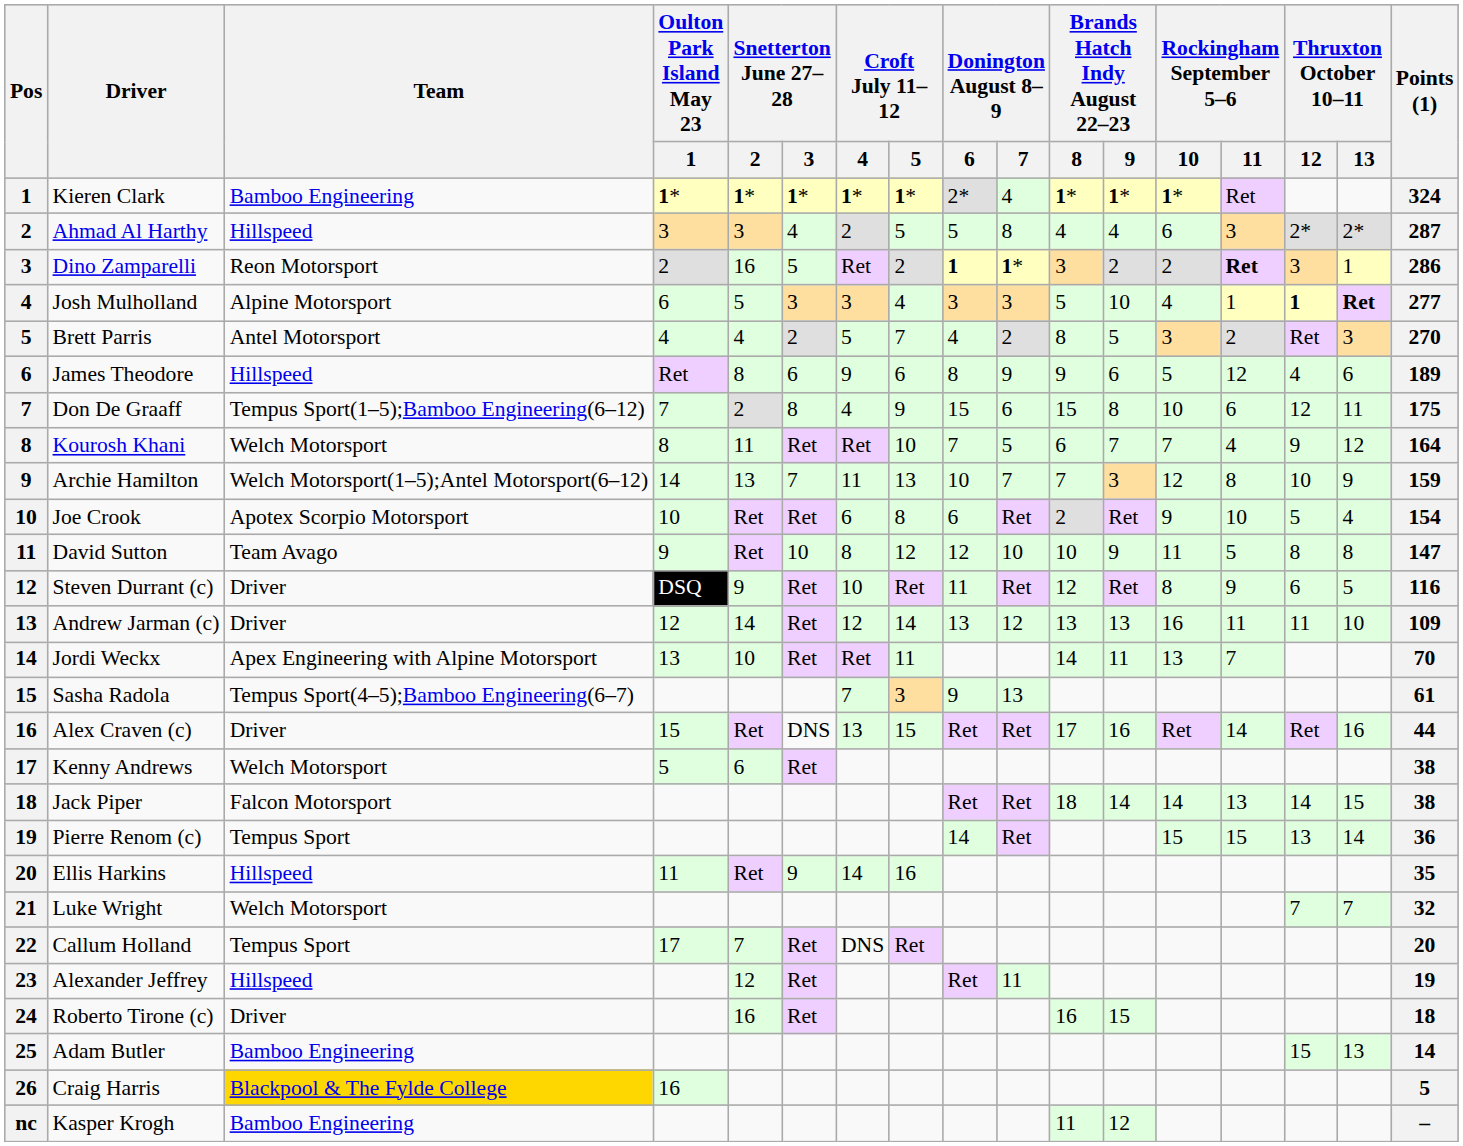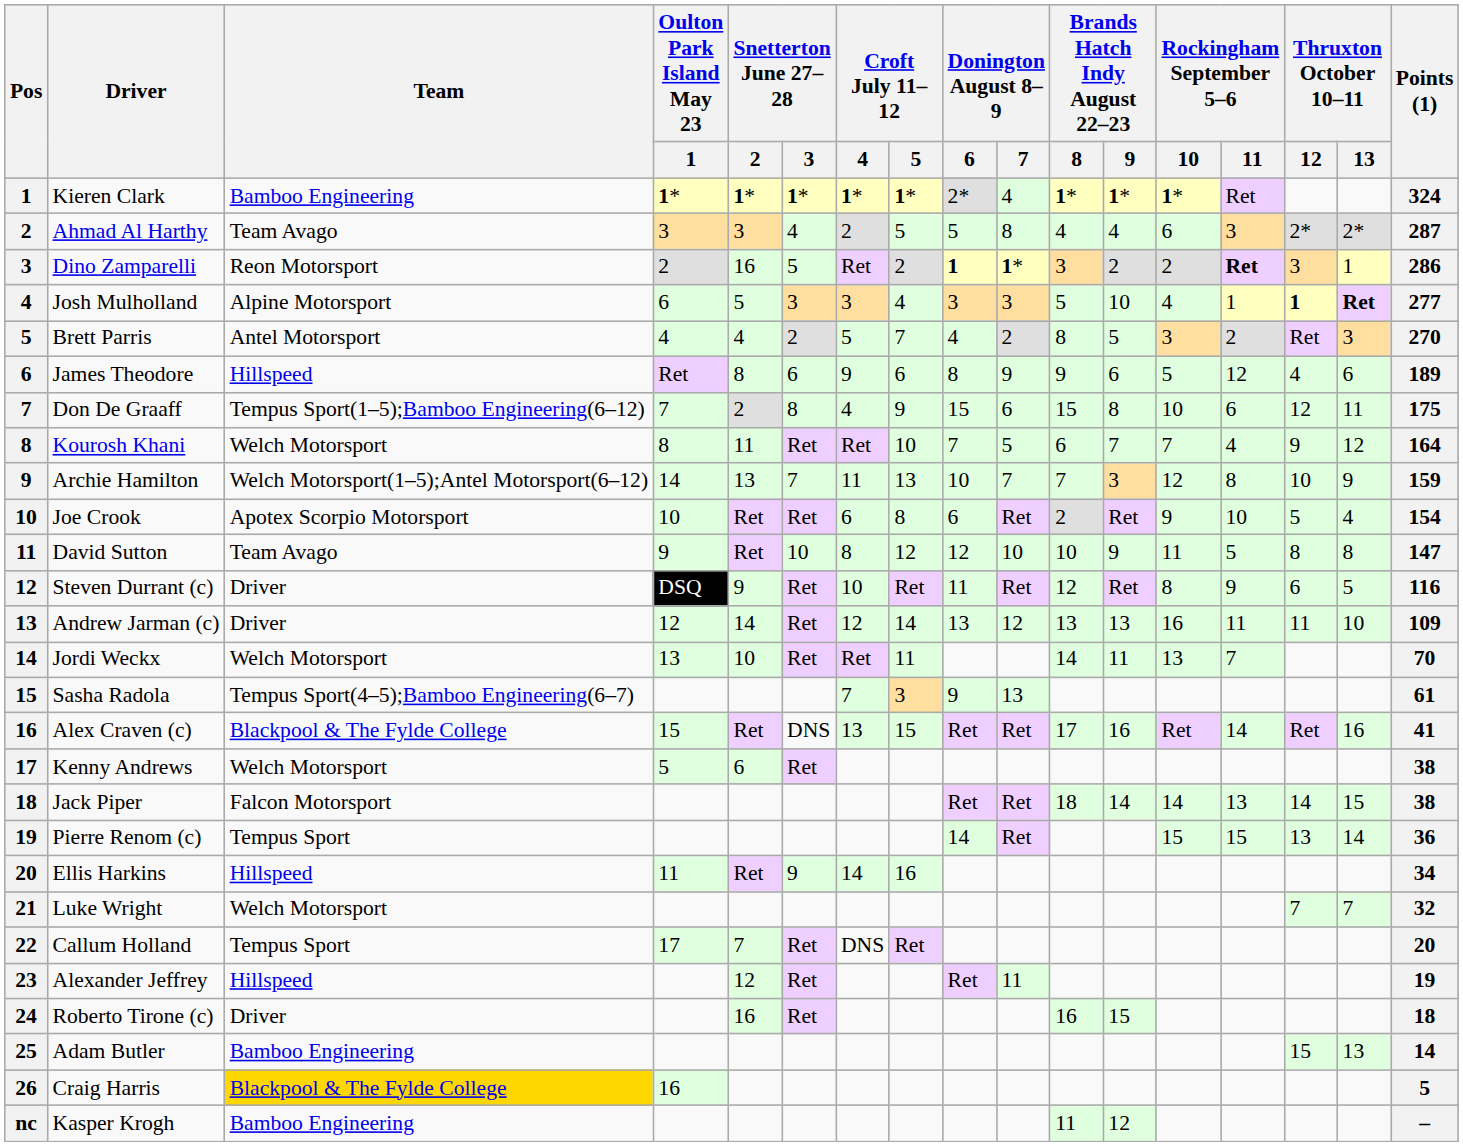(271, 230) Hillspeed -> (284, 230) Team Avago
(413, 658) Apex Engineering with Alpine Motorsport -> (308, 658) Welch Motorsport
(258, 730) Driver -> (368, 730) Blackpool & The Fylde College
(1425, 730) 44 -> (1425, 730) 41
(1425, 872) 35 -> (1425, 872) 34
